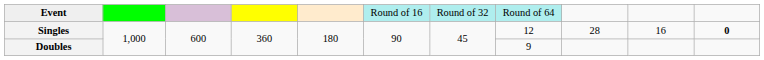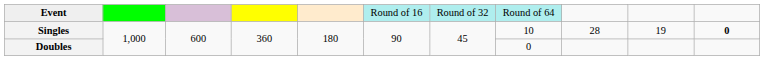(529, 30) 12 -> (529, 30) 10
(661, 30) 16 -> (661, 30) 19
(529, 47) 9 -> (529, 47) 0
